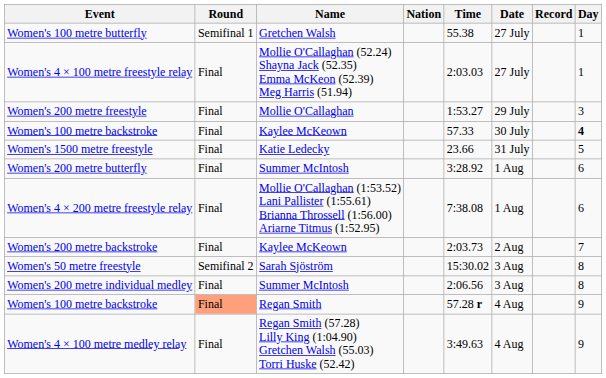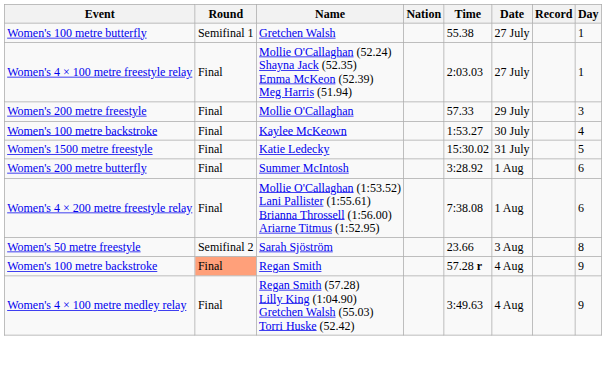(465, 111) 1:53.27 -> (460, 111) 57.33
(460, 130) 57.33 -> (465, 130) 1:53.27
(581, 130) bold -> (581, 130) normal
(460, 149) 23.66 -> (468, 149) 15:30.02
- row: (82, 247)
(468, 266) 15:30.02 -> (460, 247) 23.66
- row: (100, 285)
